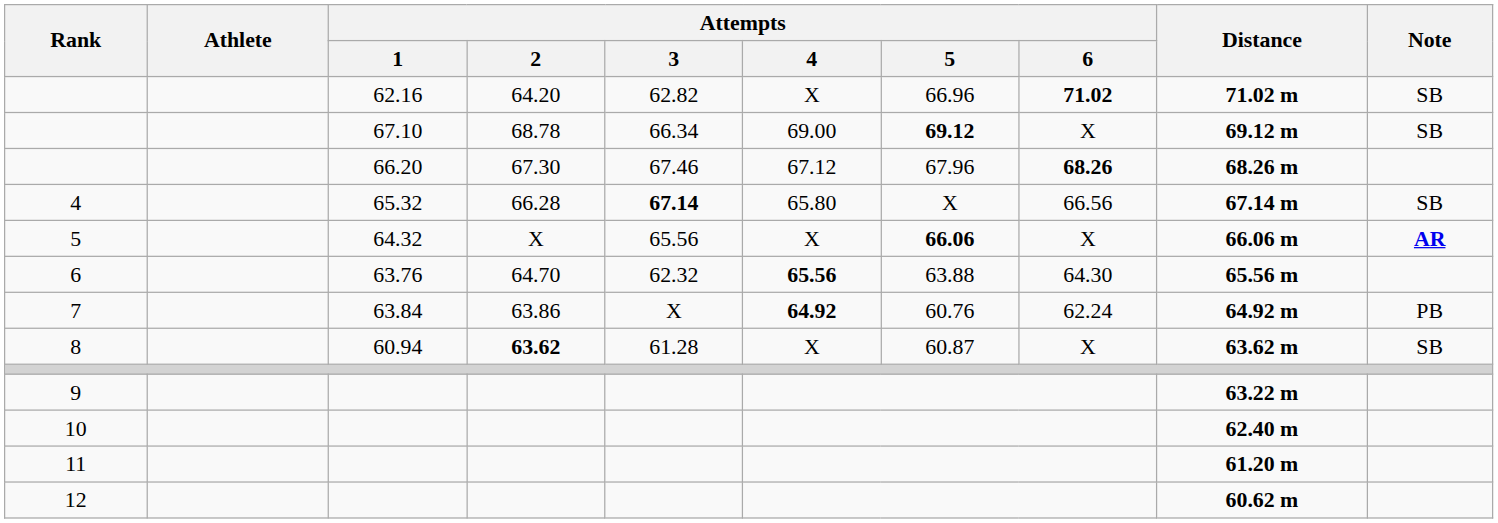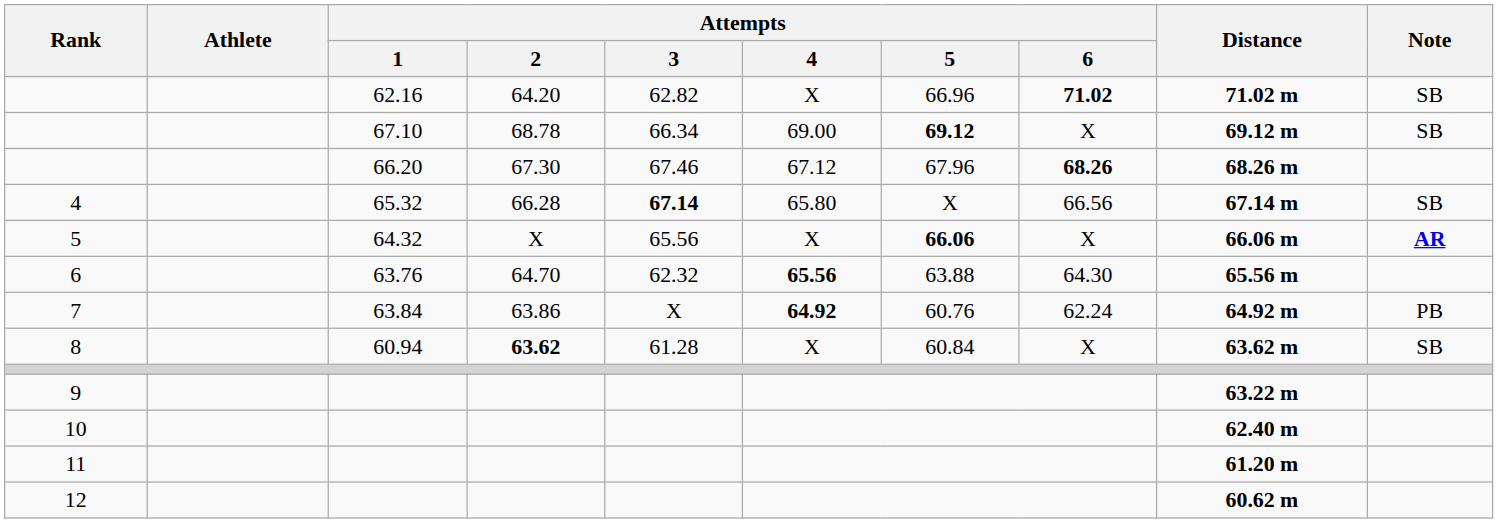(950, 346) 60.87 -> (950, 346) 60.84
